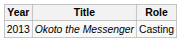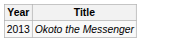- column: (157, 12)
